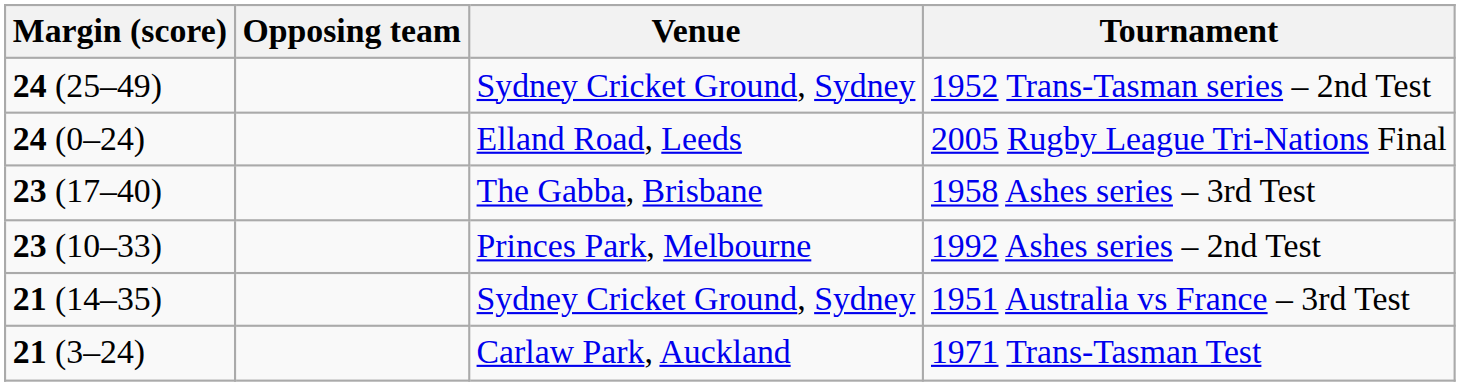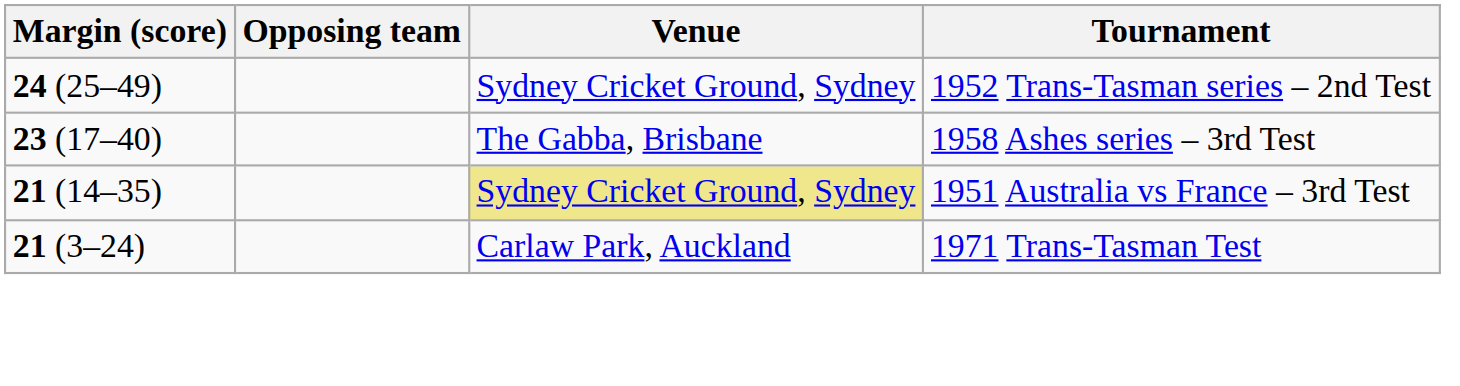- row: (1189, 138)
- row: (1126, 245)
(696, 298) no background -> (696, 191) khaki background
